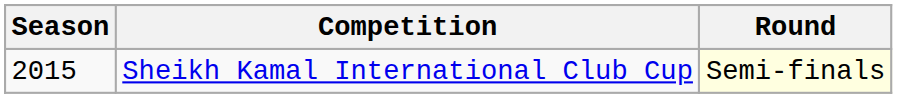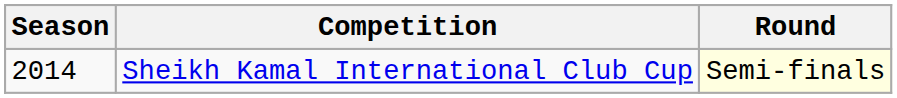(44, 71) 2015 -> (44, 71) 2014
